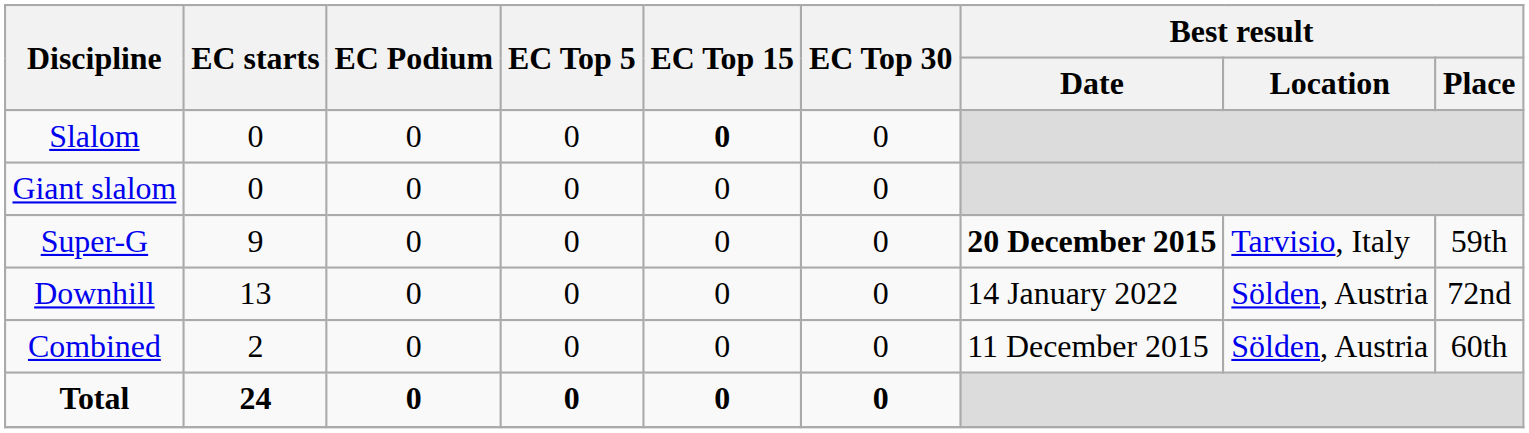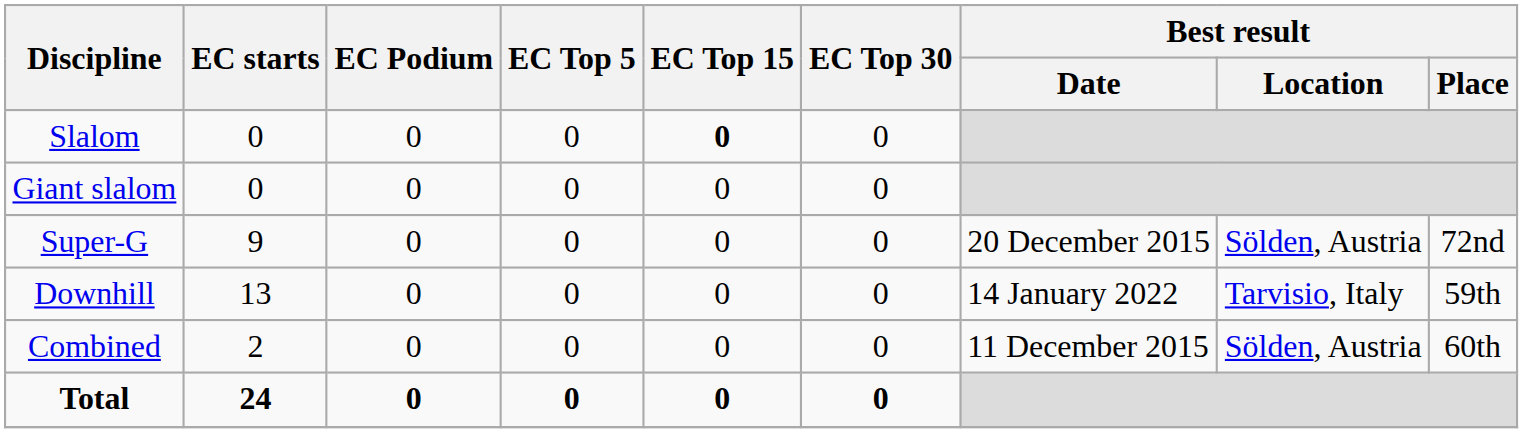(1092, 241) bold -> (1089, 241) normal
(1321, 241) Tarvisio, Italy -> (1323, 241) Sölden, Austria
(1479, 241) 59th -> (1473, 241) 72nd
(1330, 294) Sölden, Austria -> (1314, 294) Tarvisio, Italy
(1479, 294) 72nd -> (1473, 294) 59th
